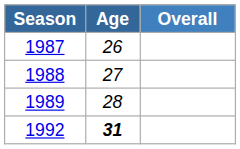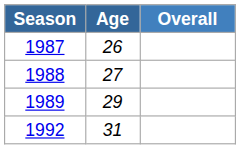(113, 102) 28 -> (113, 102) 29
(113, 130) bold -> (113, 130) normal
